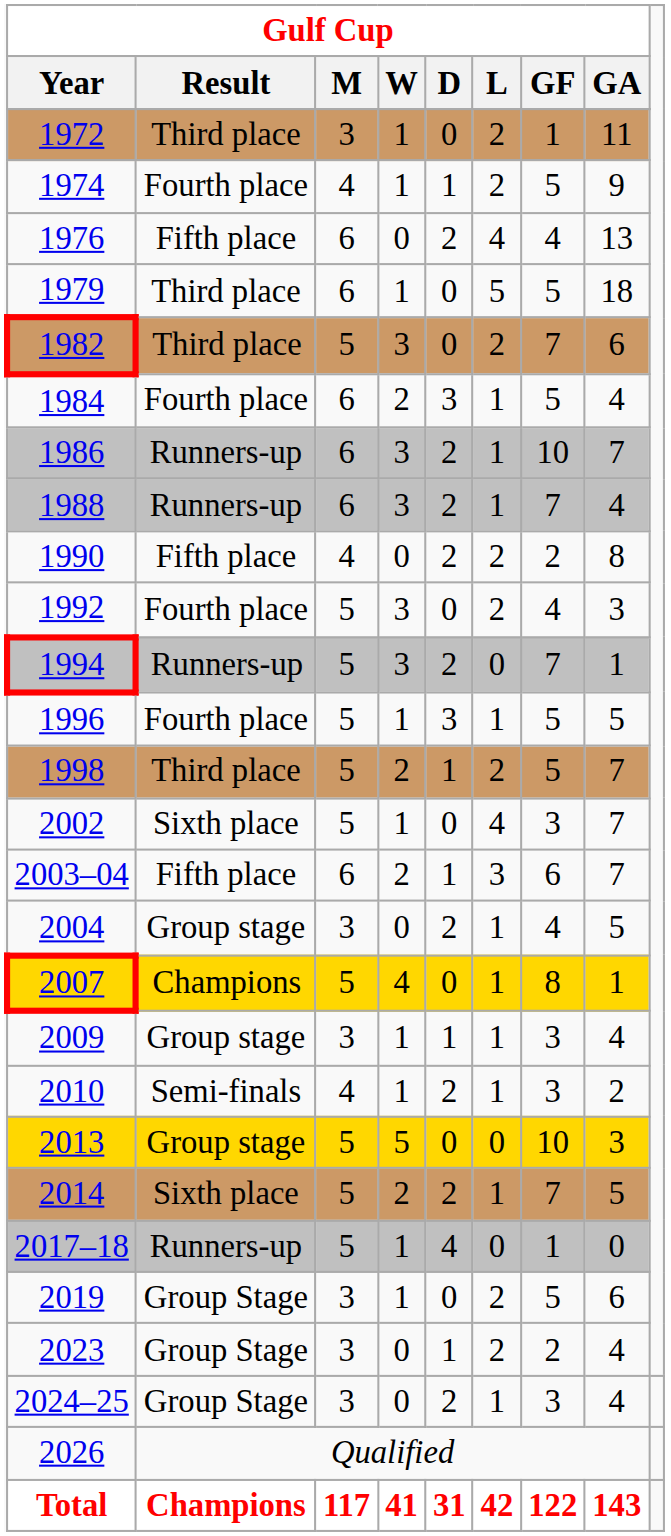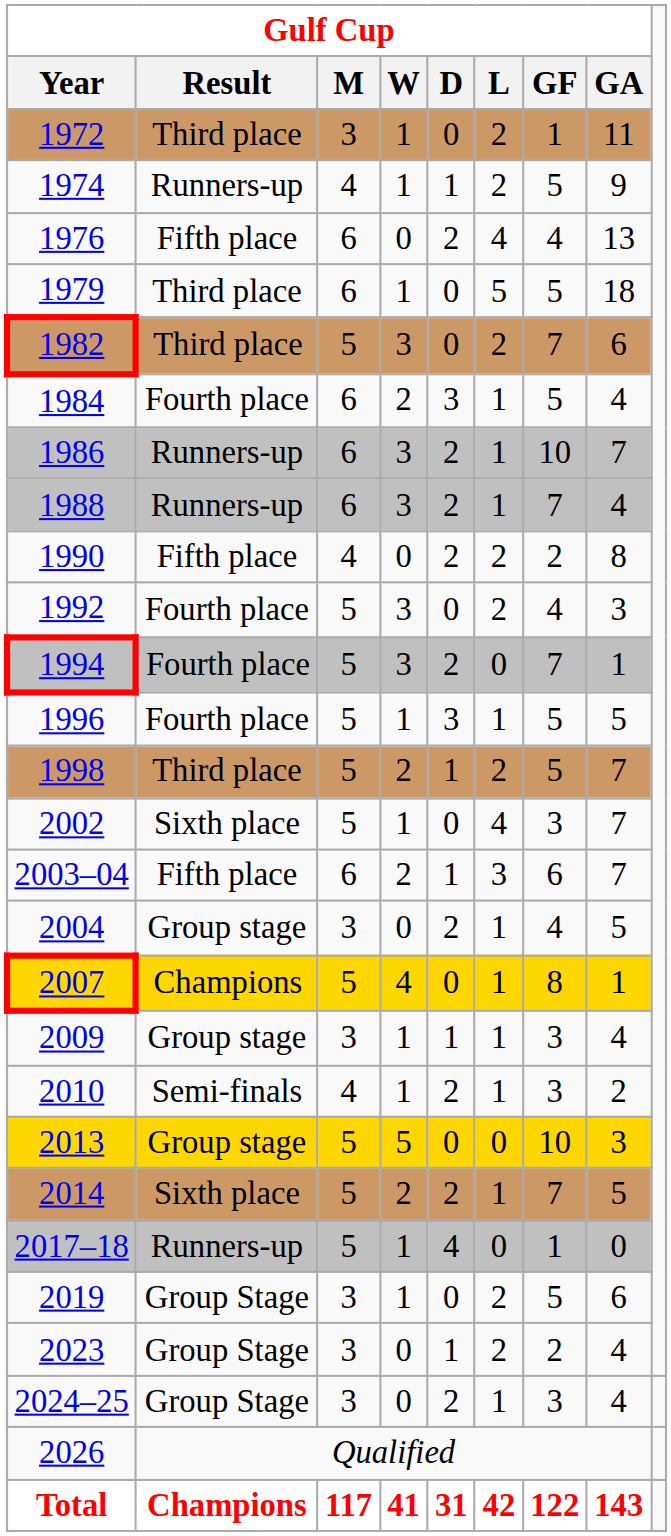(226, 185) Fourth place -> (227, 185) Runners-up
(227, 663) Runners-up -> (228, 663) Fourth place
